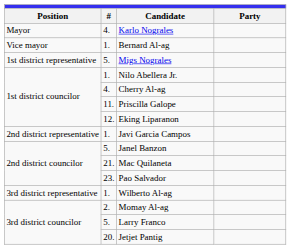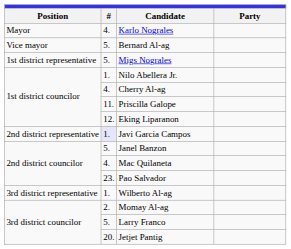(107, 45) 1. -> (107, 45) 5.
(107, 134) no background -> (107, 134) lavender background
(109, 163) 21. -> (107, 163) 4.
